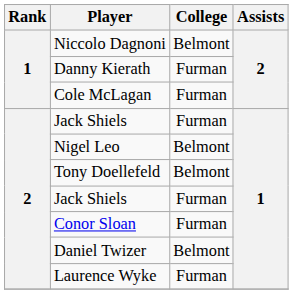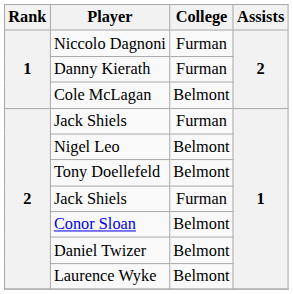(201, 43) Belmont -> (201, 43) Furman
(201, 95) Furman -> (201, 95) Belmont
(201, 224) Furman -> (201, 224) Belmont
(201, 276) Furman -> (201, 276) Belmont
